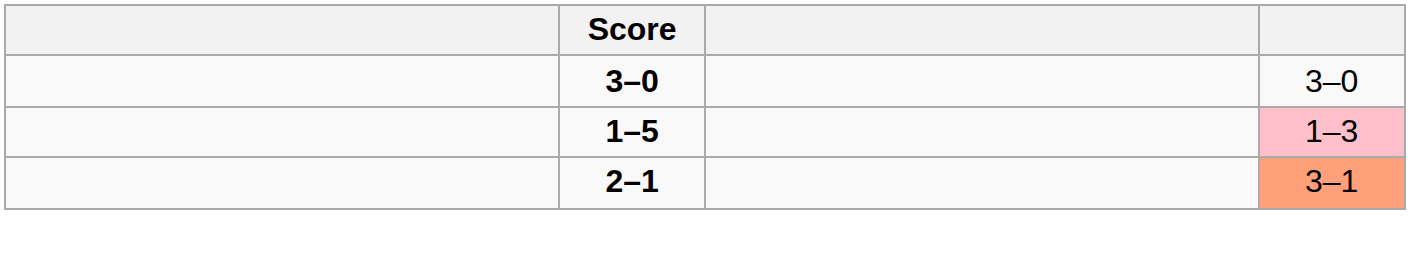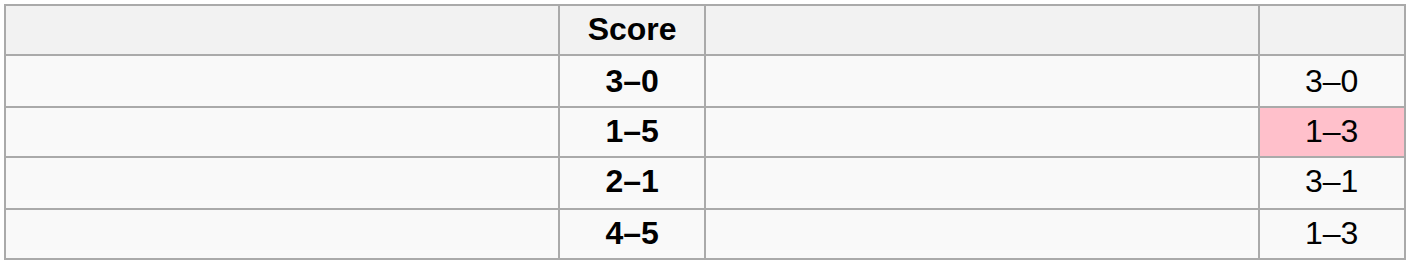(1332, 182) lightsalmon background -> (1332, 182) no background
+ row: (632, 232)
